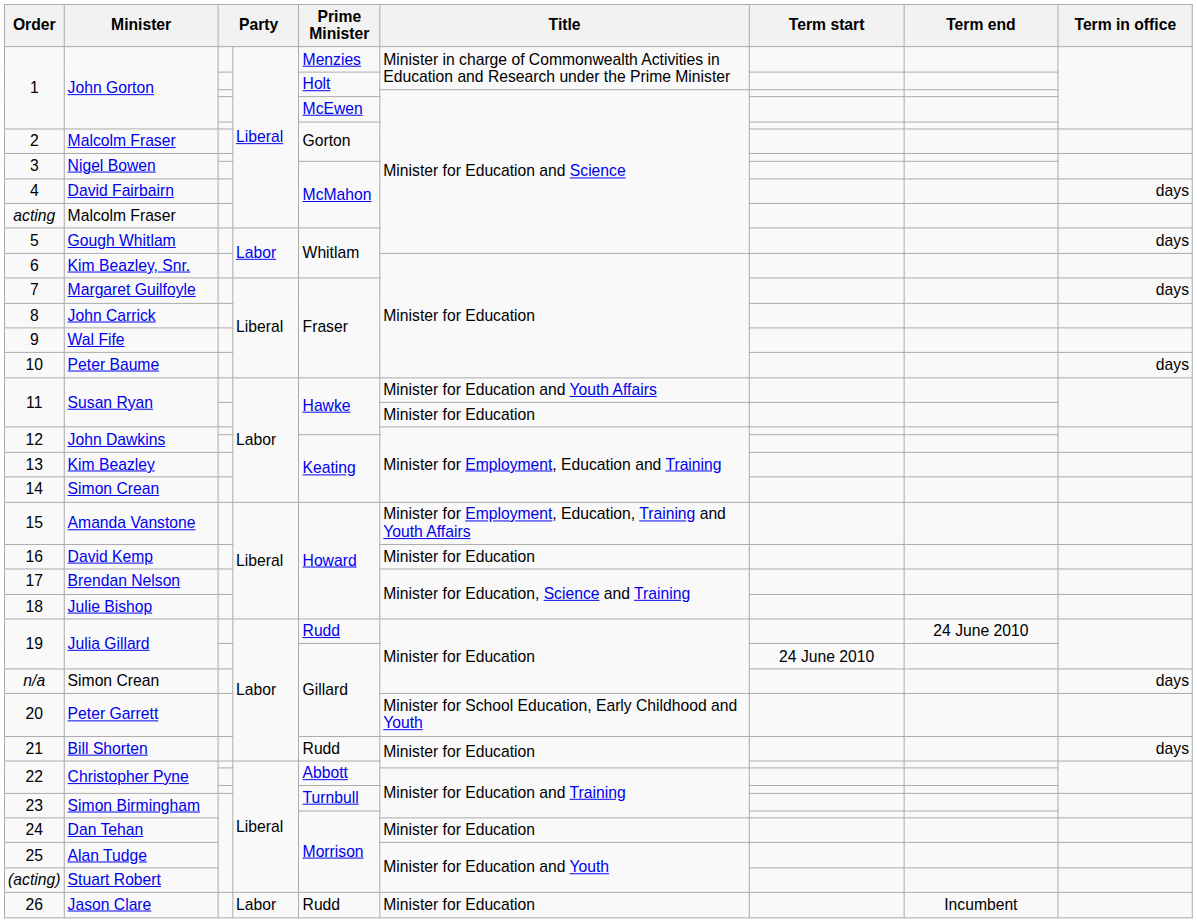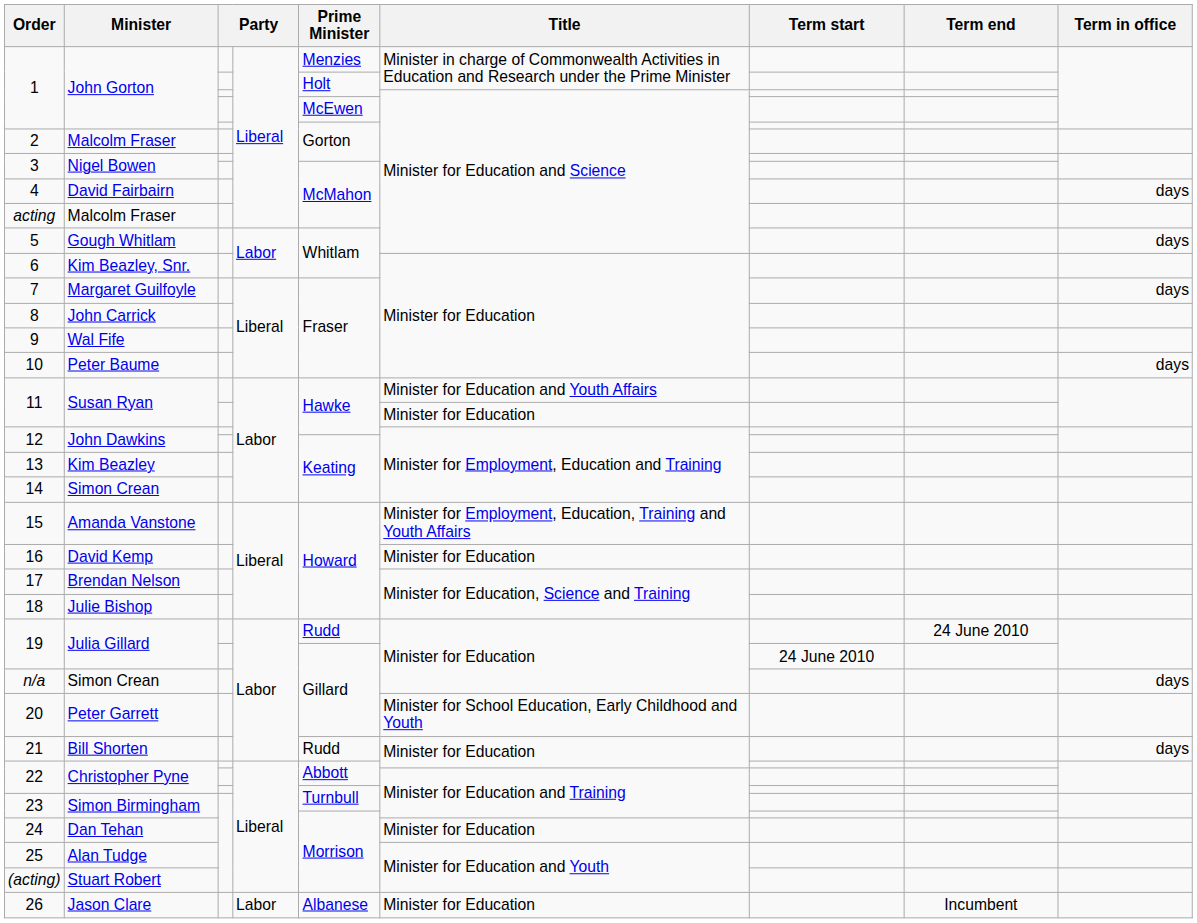(321, 904) Rudd -> (335, 904) Albanese
